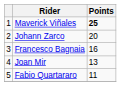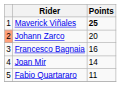(8, 36) no background -> (8, 36) lightsalmon background
(93, 62) 13 -> (93, 62) 14
